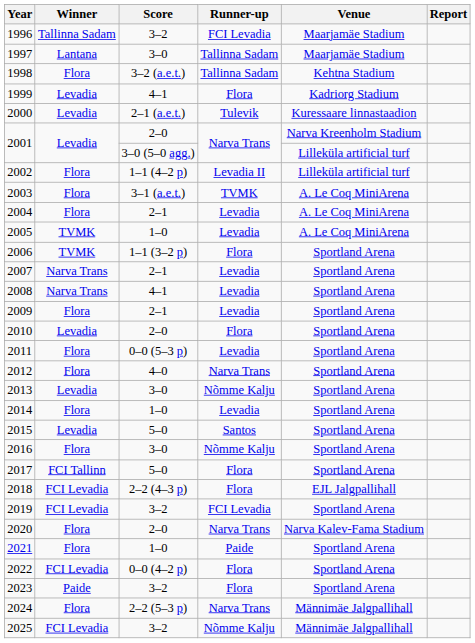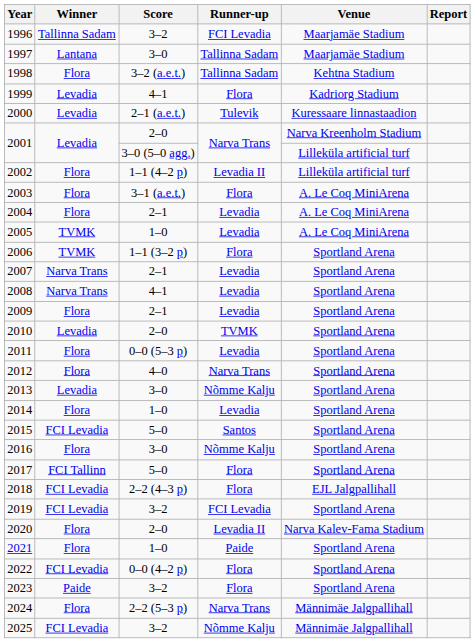(239, 192) TVMK -> (239, 192) Flora
(239, 331) Flora -> (239, 331) TVMK
(77, 430) Levadia -> (77, 430) FCI Levadia
(239, 529) Narva Trans -> (239, 529) Levadia II
